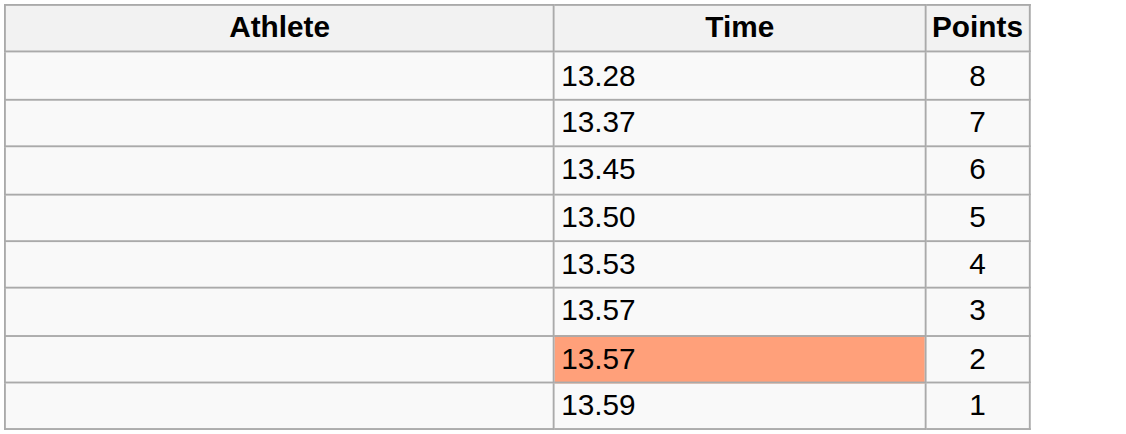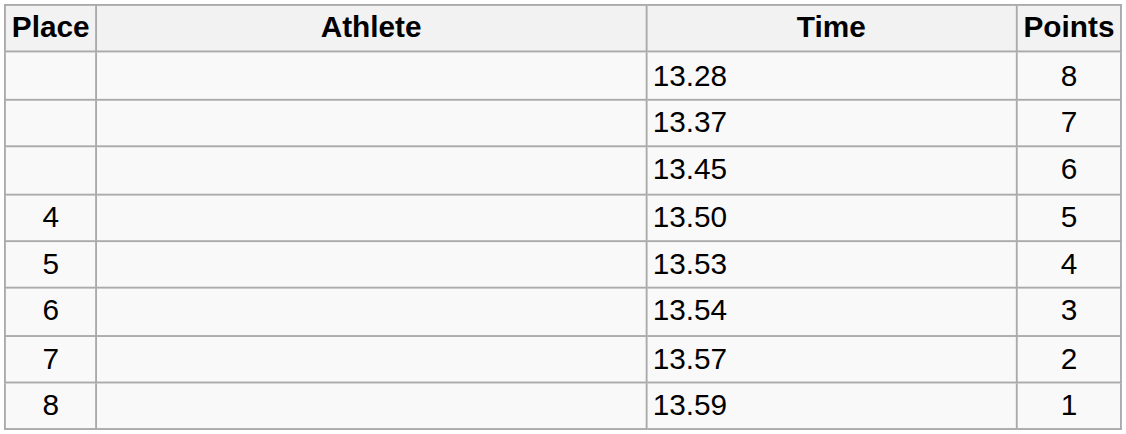+ column: (51, 28)
(598, 311) 13.57 -> (690, 311) 13.54
(598, 358) lightsalmon background -> (690, 358) no background
